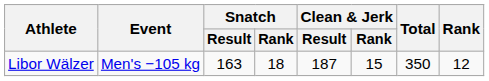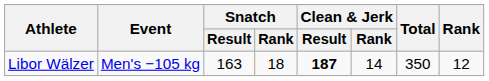(324, 64) normal -> (324, 64) bold
(374, 64) 15 -> (374, 64) 14
